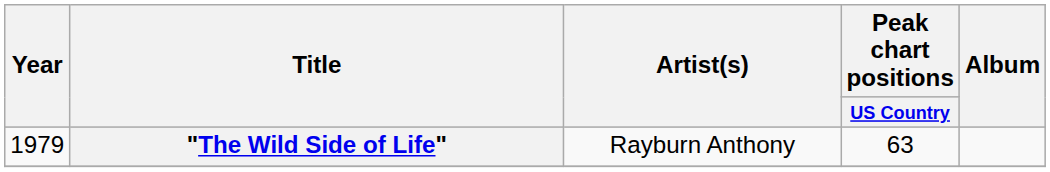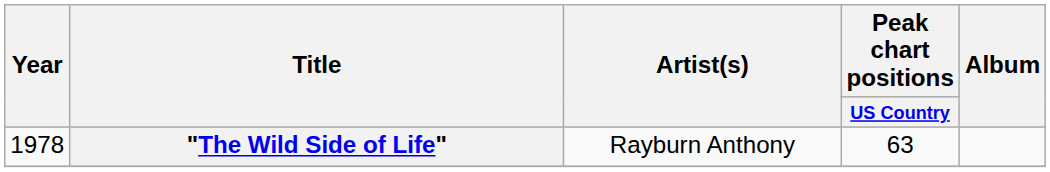(37, 146) 1979 -> (37, 146) 1978
